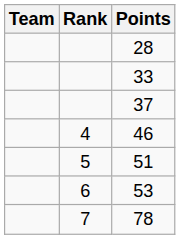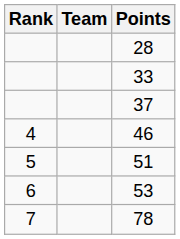columns swapped: (85, 19) <-> (32, 19)
